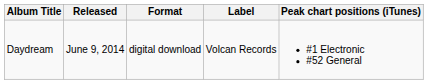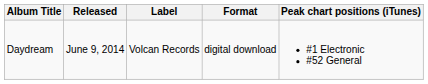columns swapped: (241, 12) <-> (165, 12)
